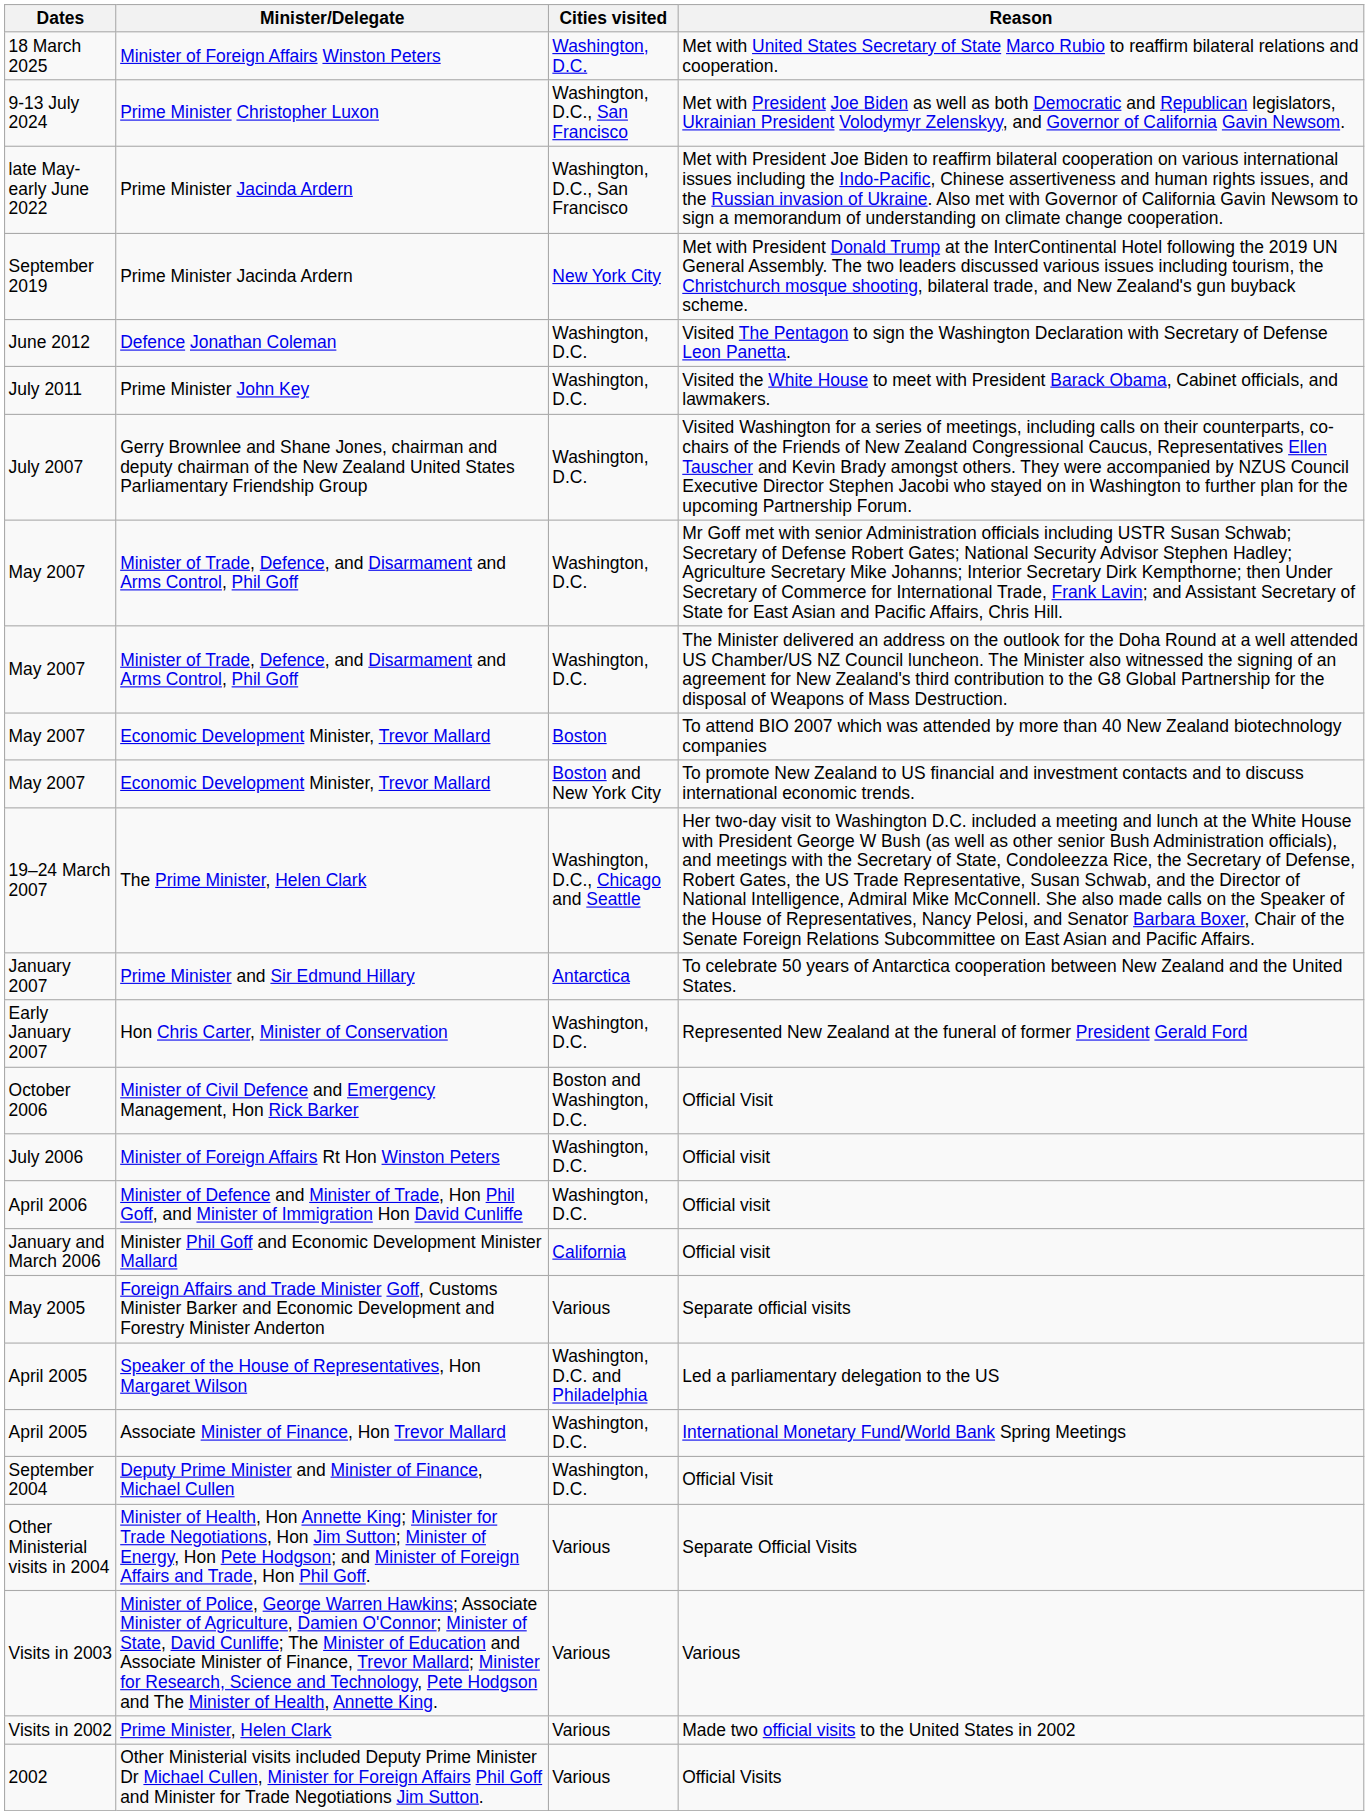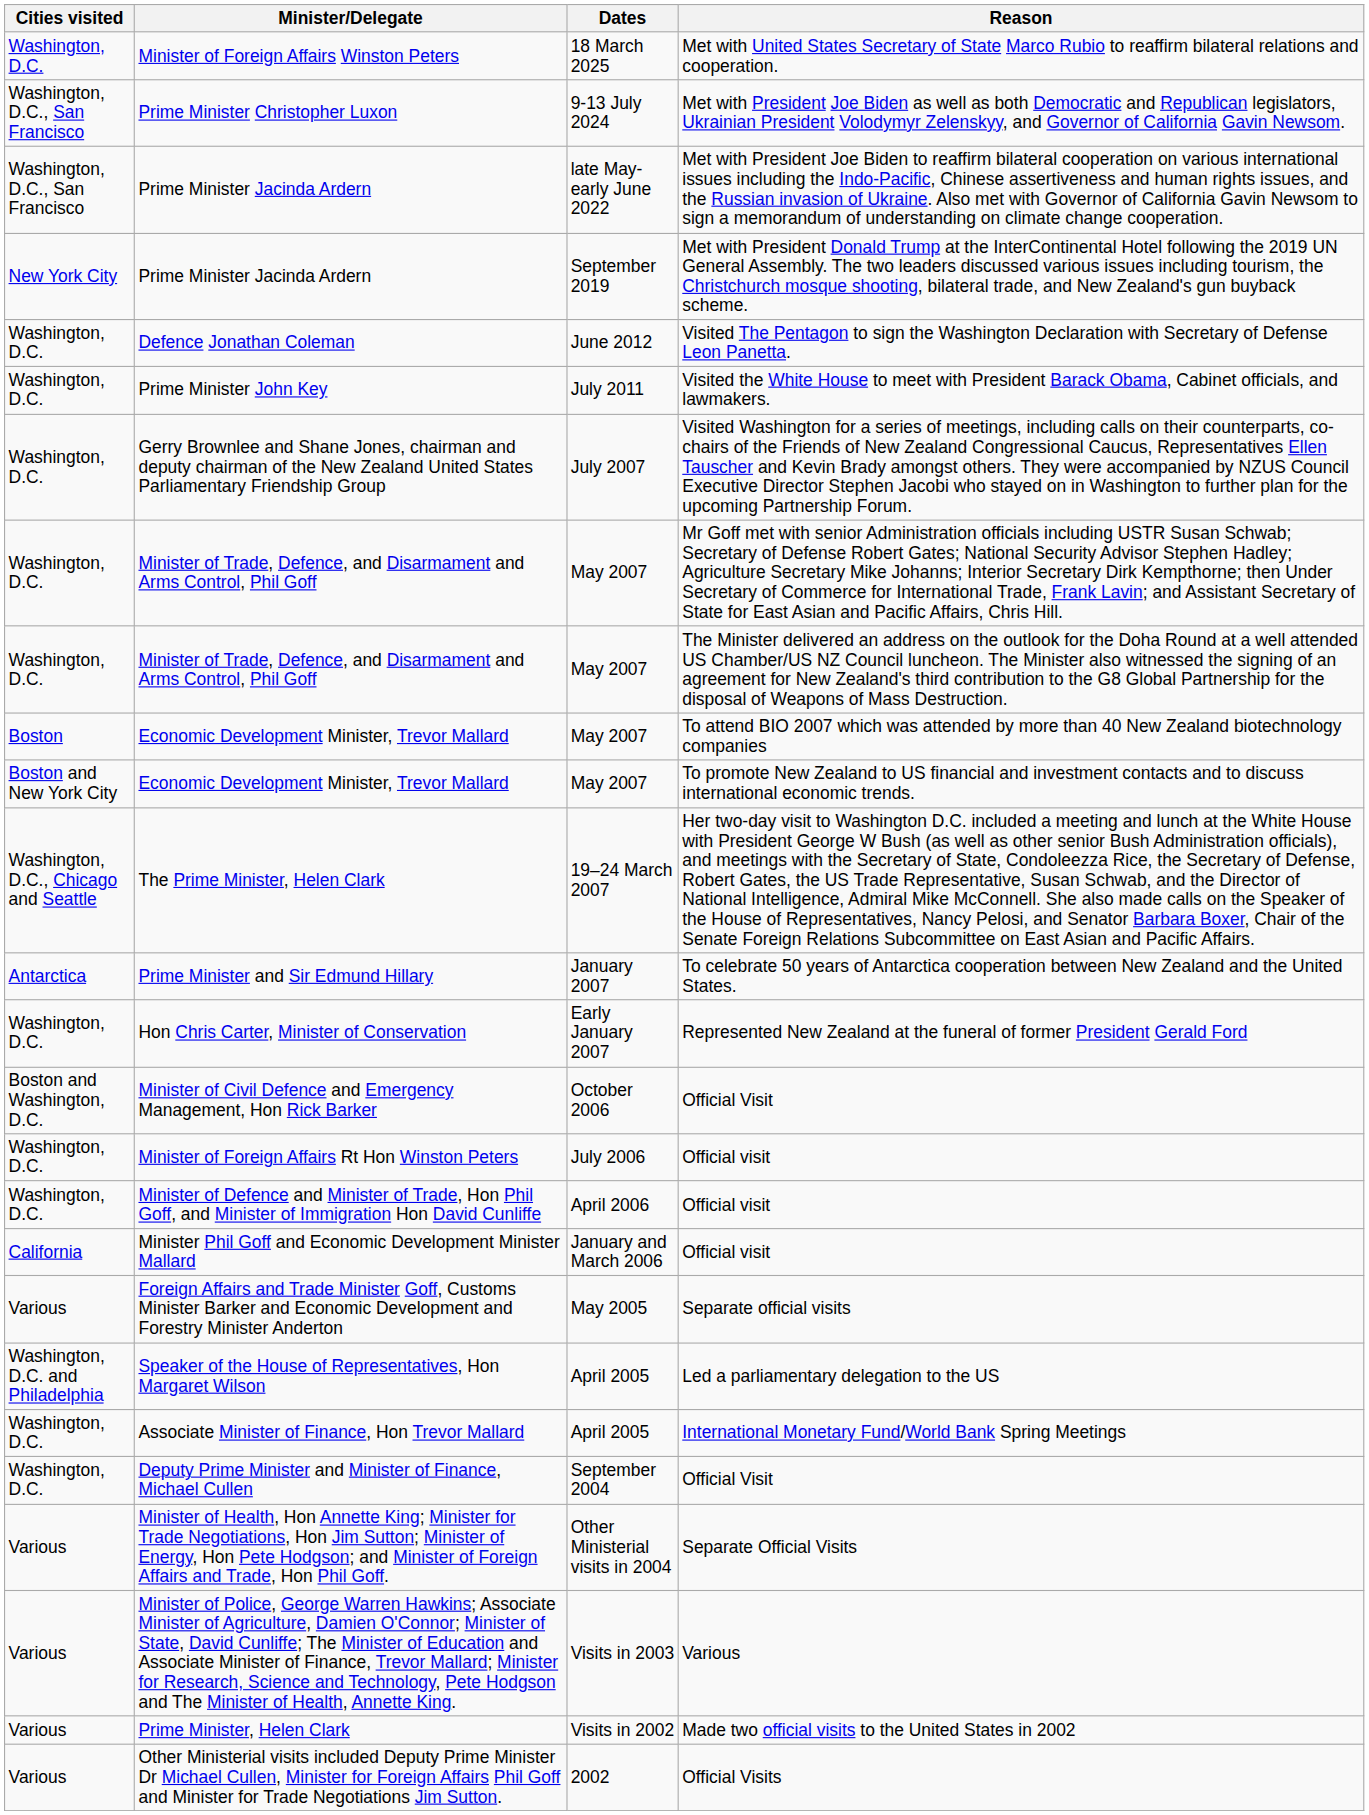columns swapped: (60, 18) <-> (613, 18)
